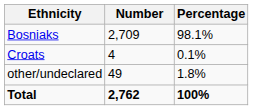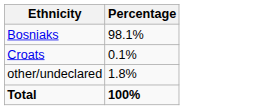- column: (140, 14)
